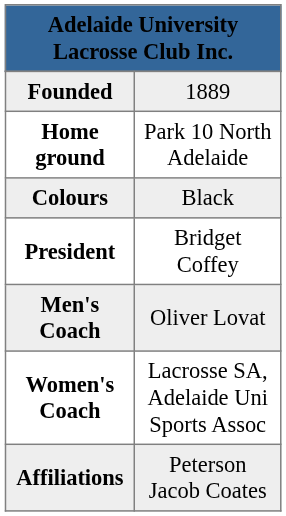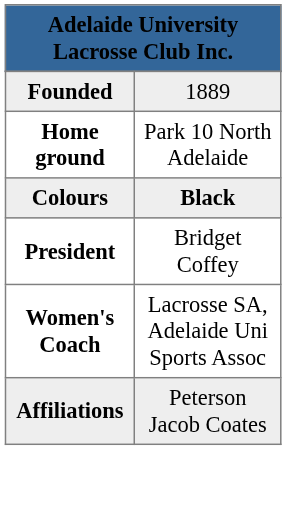(208, 197) normal -> (208, 197) bold
- row: (70, 317)
